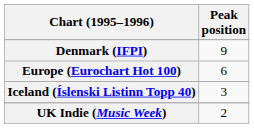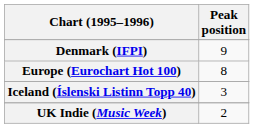(224, 71) 6 -> (224, 71) 8
